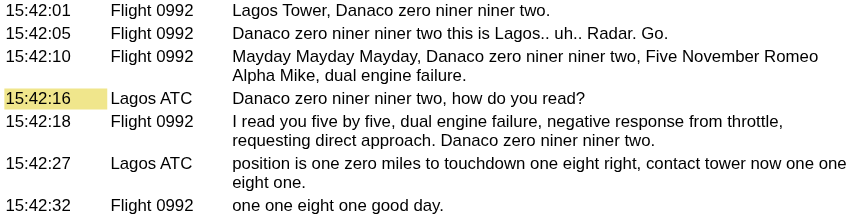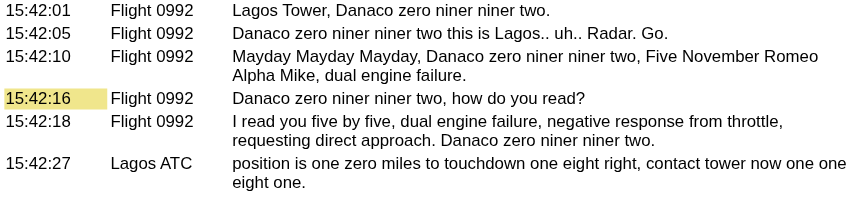(151, 98) Lagos ATC -> (152, 98) Flight 0992
- row: (338, 206)
